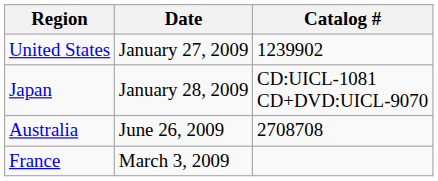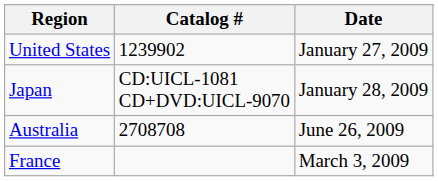columns swapped: (184, 19) <-> (343, 19)
